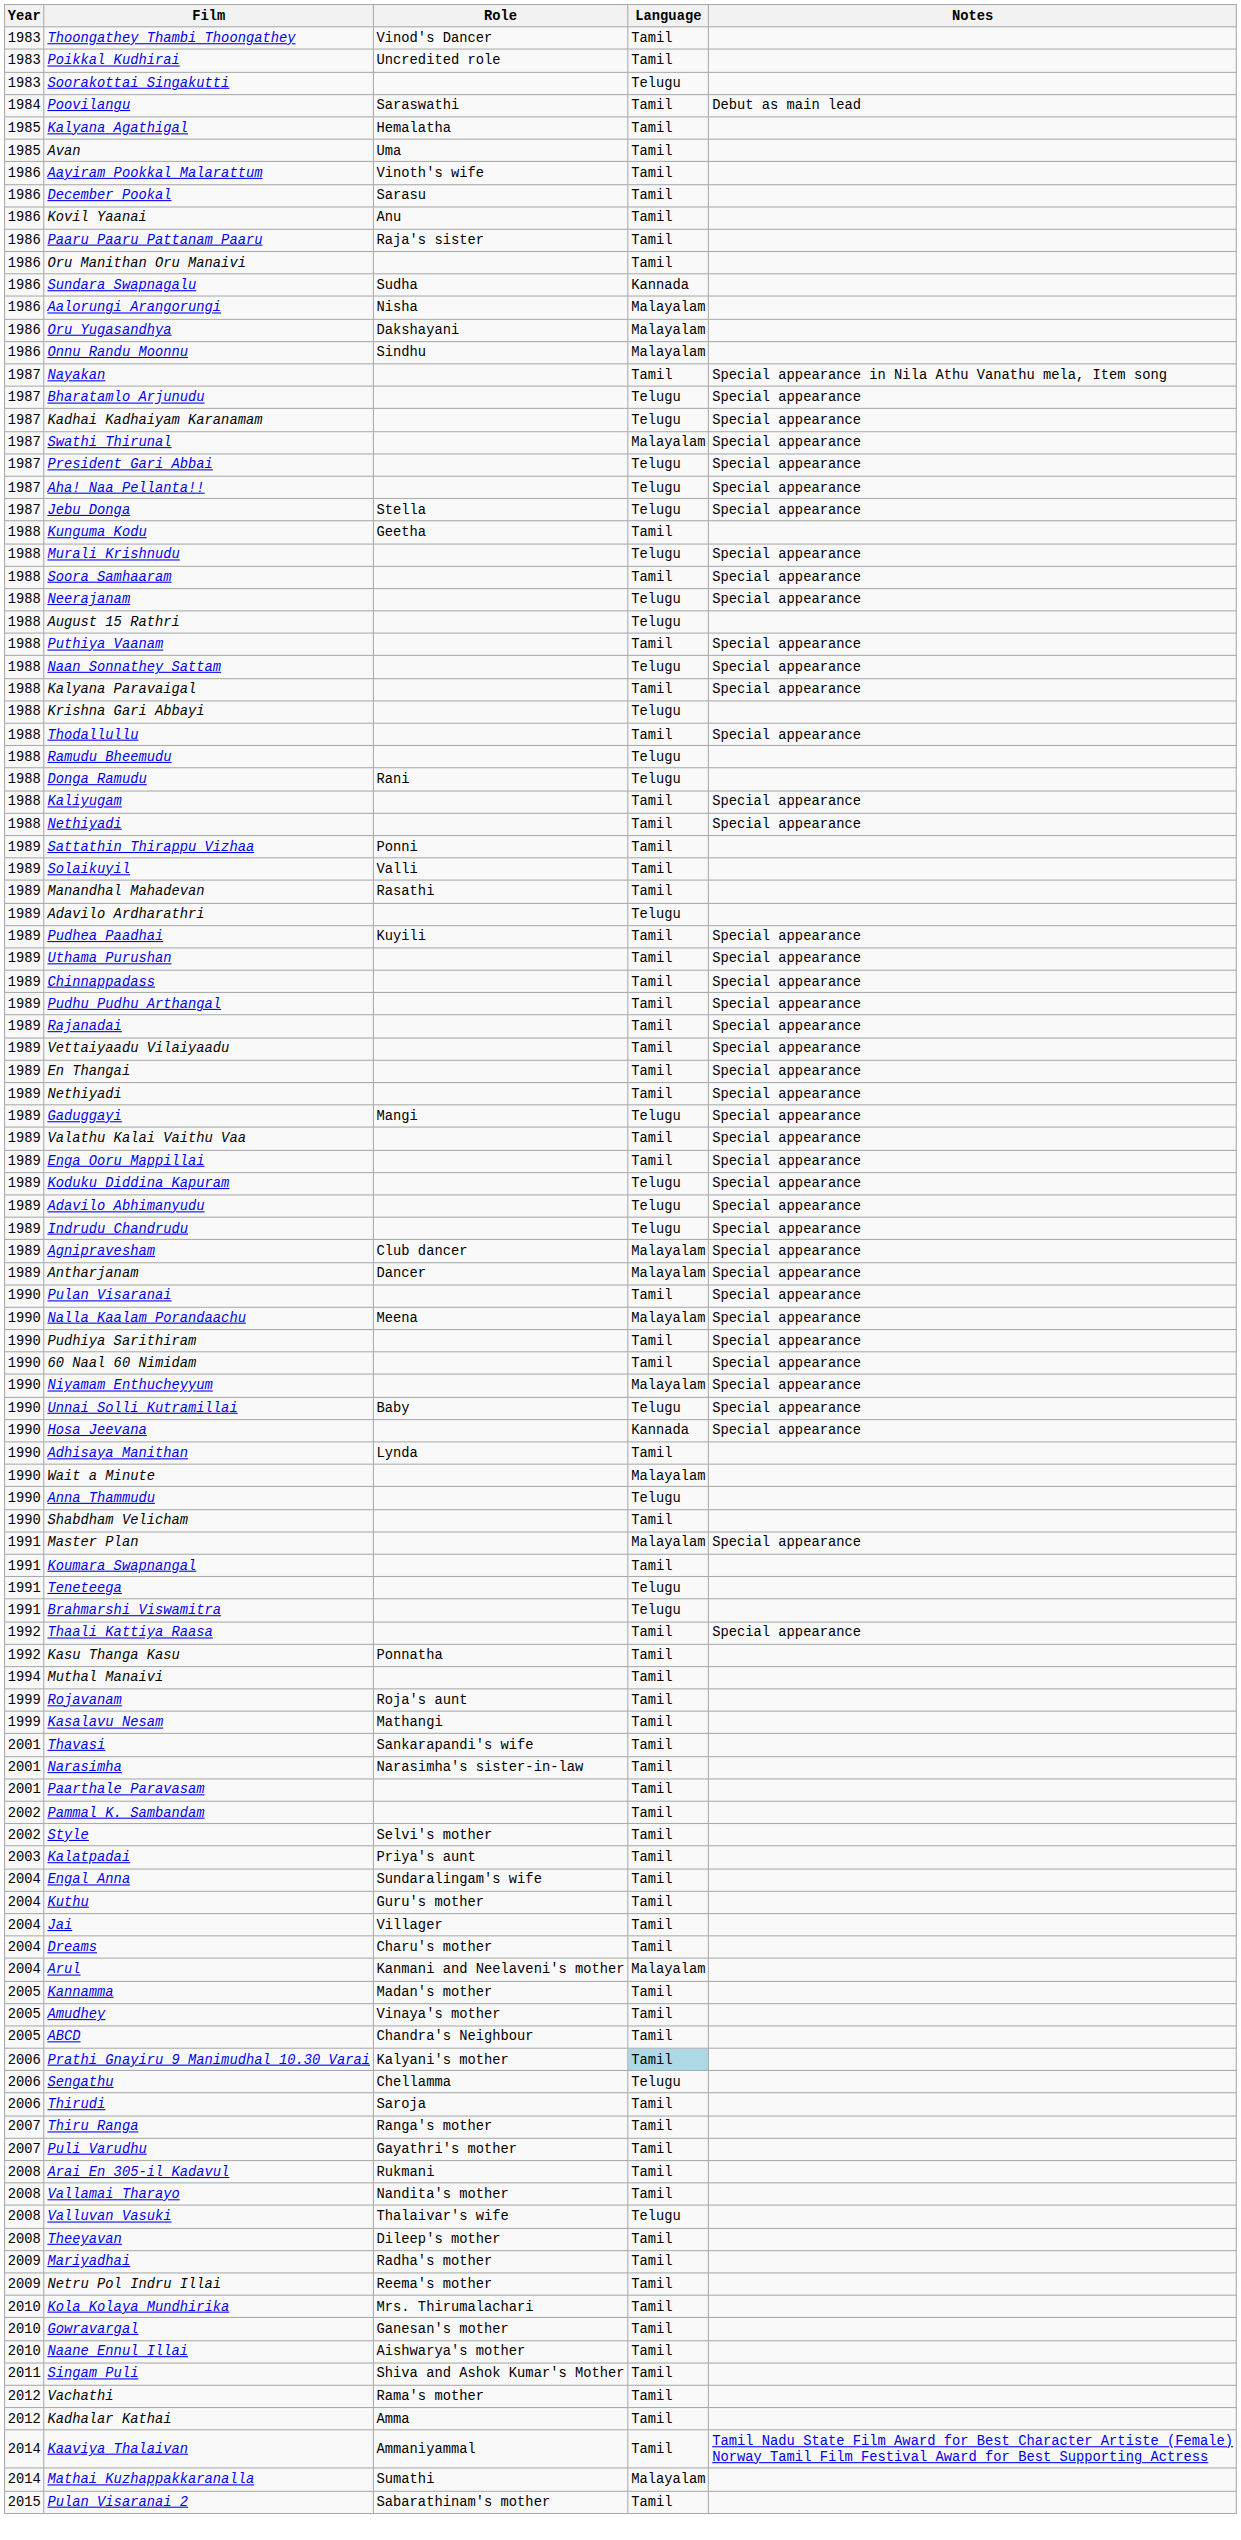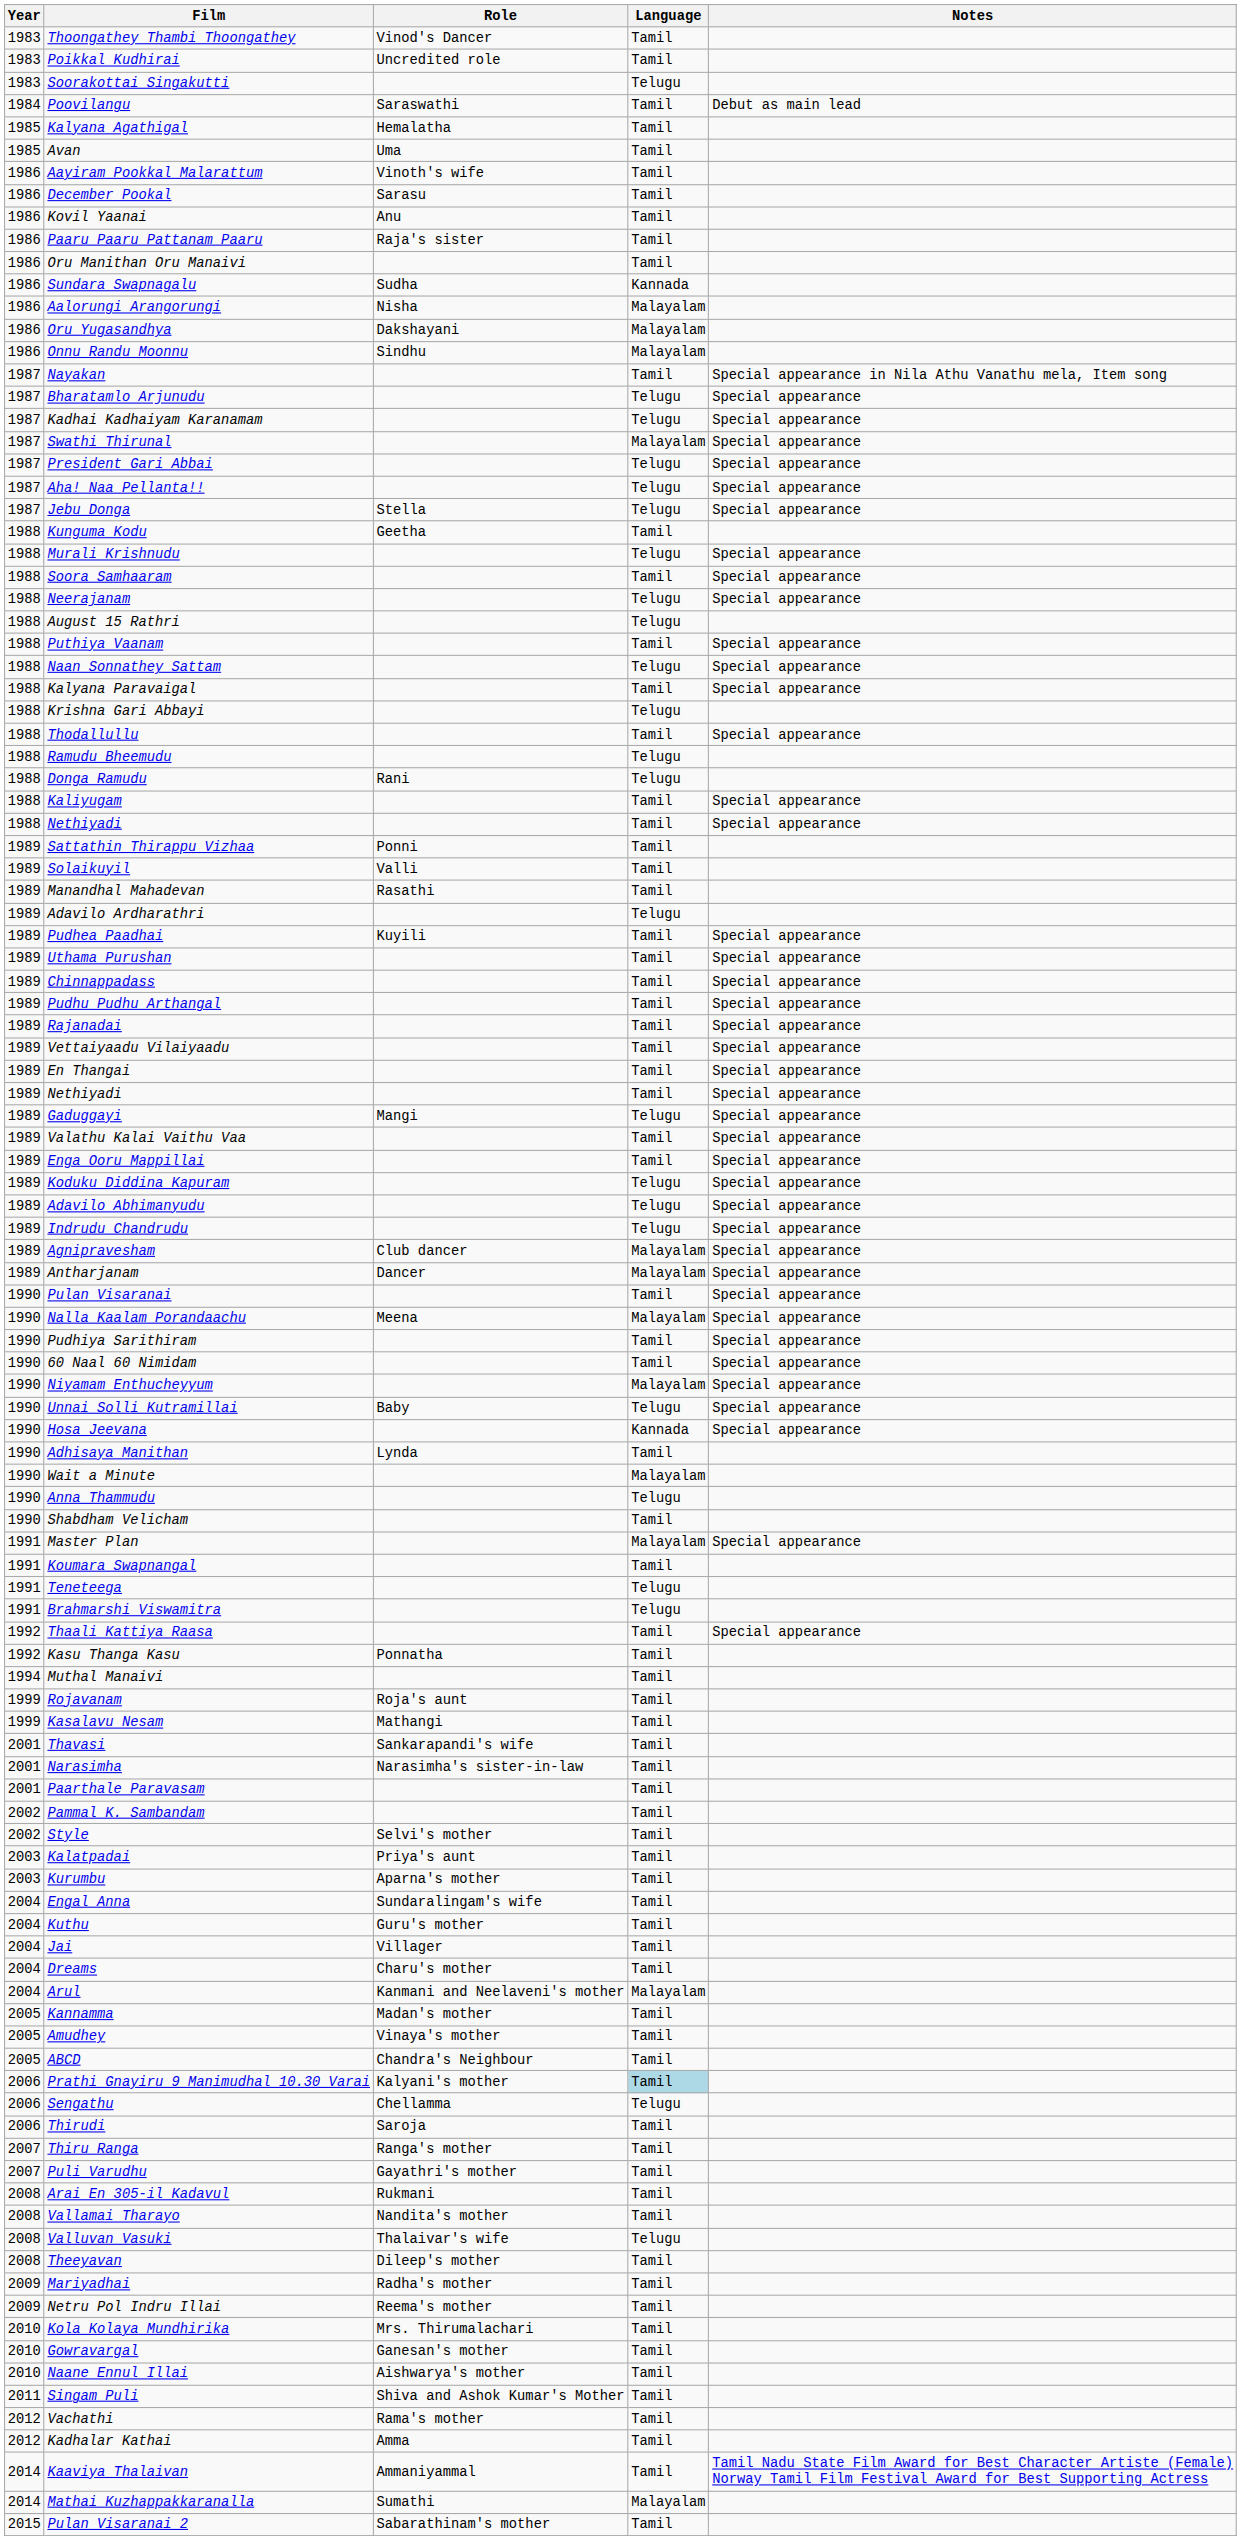+ row: (24, 1880)
